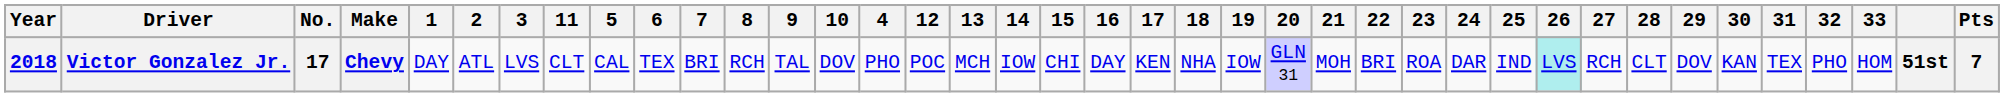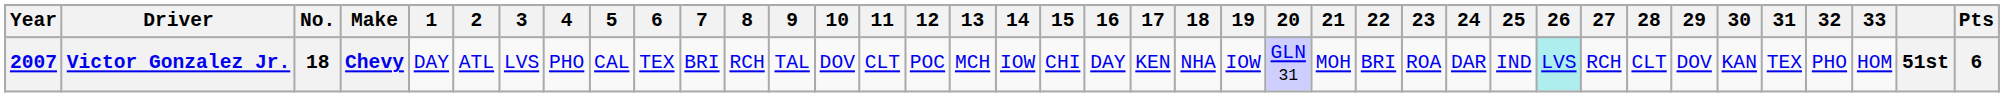columns swapped: (882, 21) <-> (567, 21)
(33, 64) 2018 -> (33, 64) 2007
(318, 64) 17 -> (318, 64) 18
(1976, 64) 7 -> (1976, 64) 6
